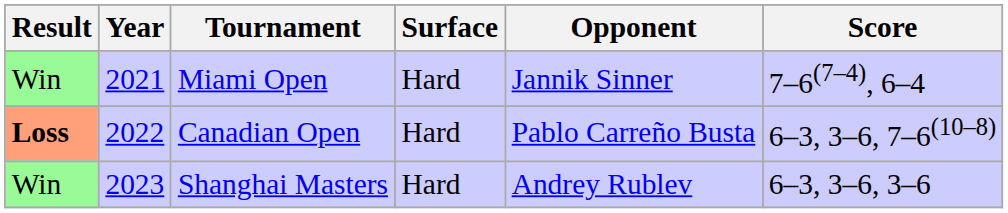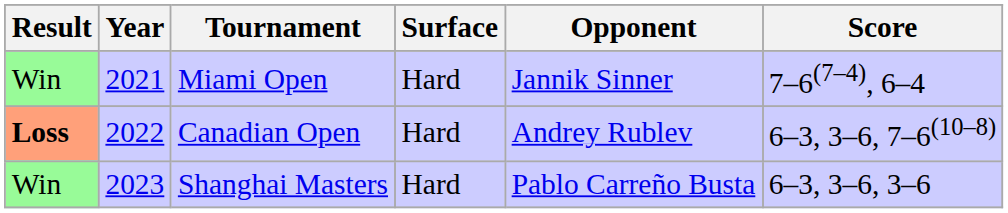(633, 133) Pablo Carreño Busta -> (602, 133) Andrey Rublev
(602, 183) Andrey Rublev -> (633, 183) Pablo Carreño Busta
